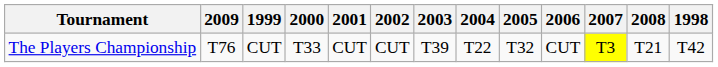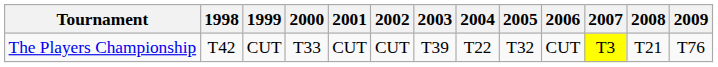columns swapped: (691, 18) <-> (222, 18)
